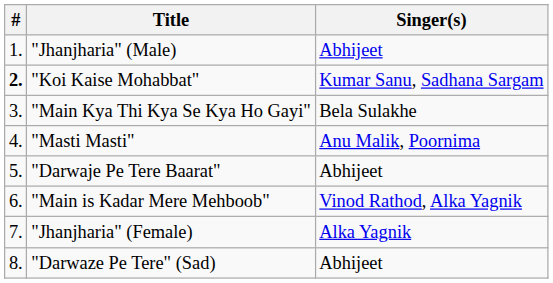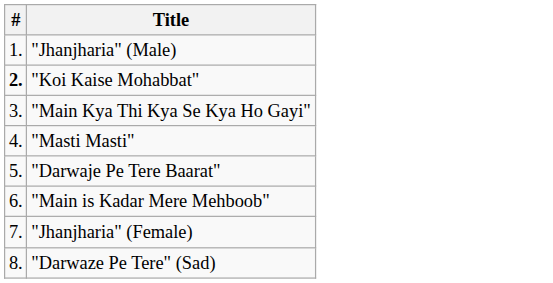- column: (431, 19)
